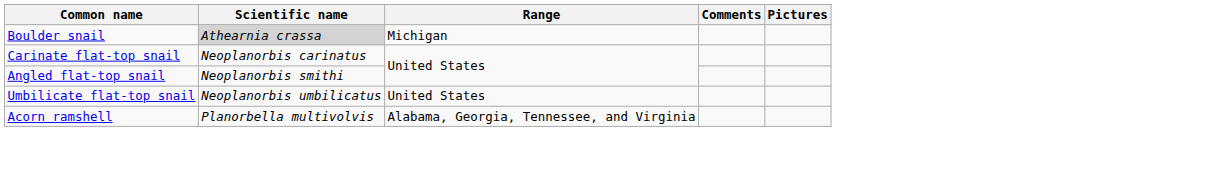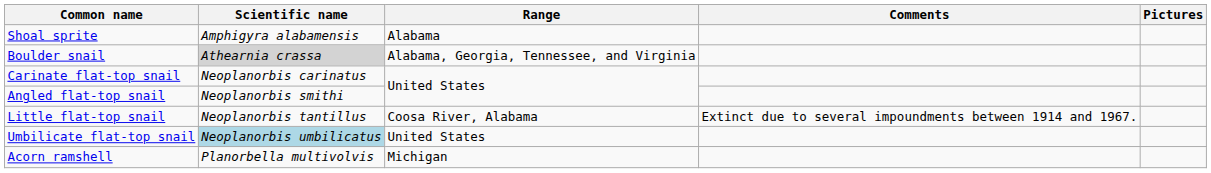+ row: (53, 35)
(418, 35) Michigan -> (542, 55) Alabama, Georgia, Tennessee, and Virginia
+ row: (86, 116)
(291, 96) no background -> (291, 137) lightblue background
(542, 116) Alabama, Georgia, Tennessee, and Virginia -> (418, 157) Michigan
